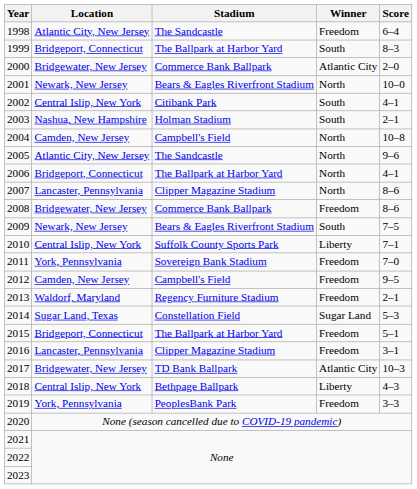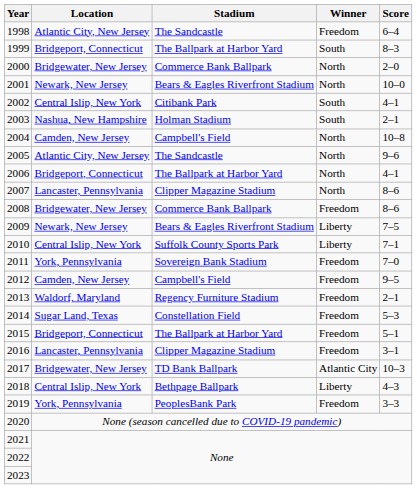(348, 66) Atlantic City -> (332, 66) North
(332, 226) South -> (336, 226) Liberty
(345, 315) Sugar Land -> (339, 315) Freedom
